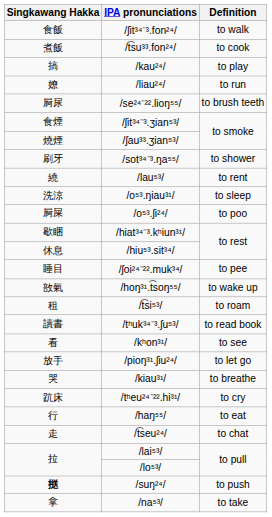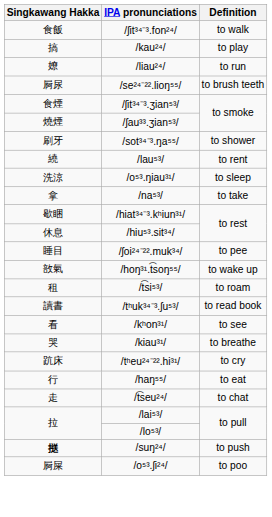- row: (151, 48)
rows swapped: (151, 213) <-> (151, 502)
- row: (151, 361)
